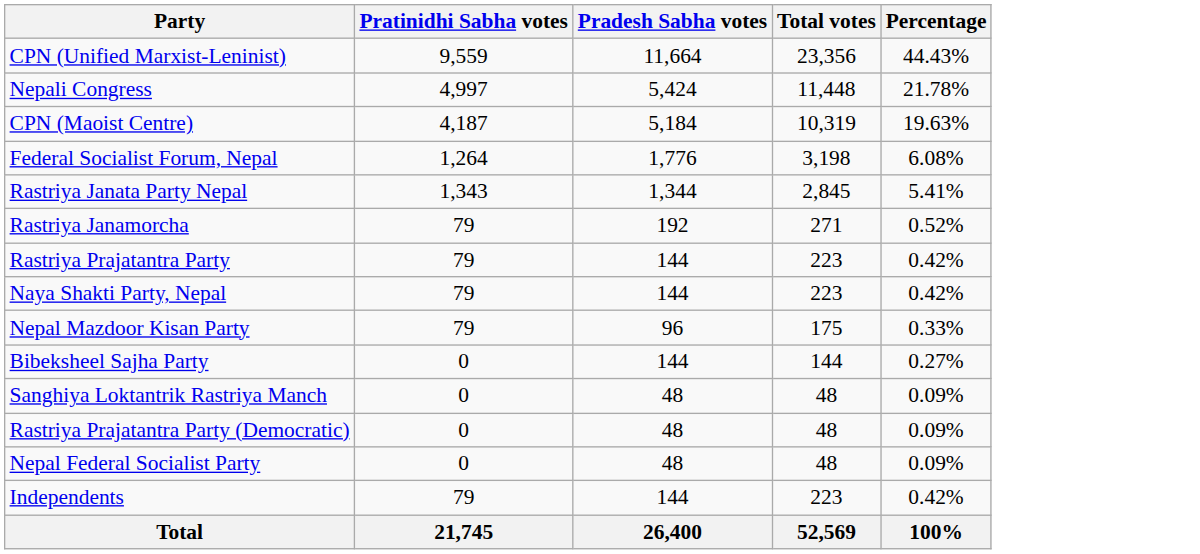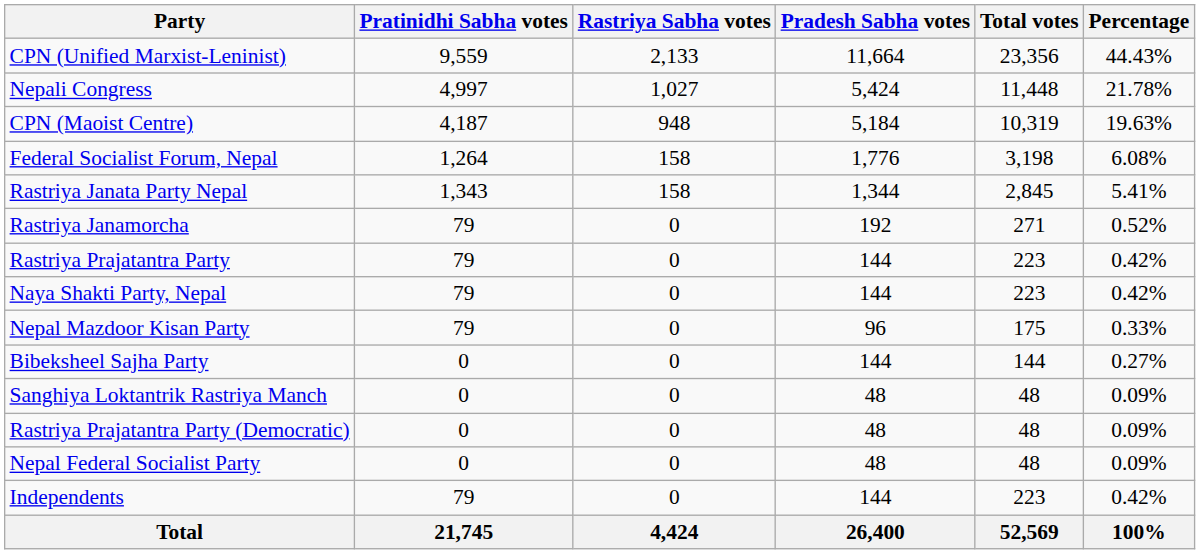+ column: (674, 21)
